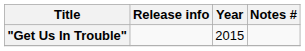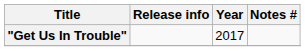(230, 35) 2015 -> (230, 35) 2017
